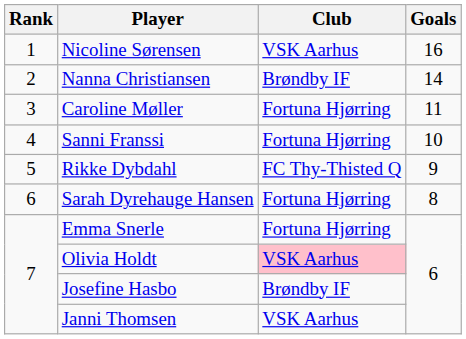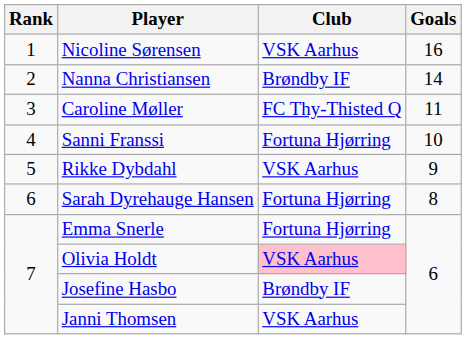(327, 109) Fortuna Hjørring -> (332, 109) FC Thy-Thisted Q
(332, 169) FC Thy-Thisted Q -> (310, 169) VSK Aarhus
